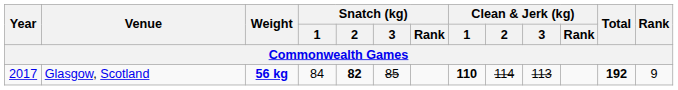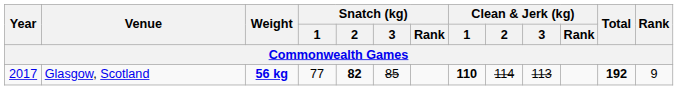(317, 74) 84 -> (317, 74) 77
